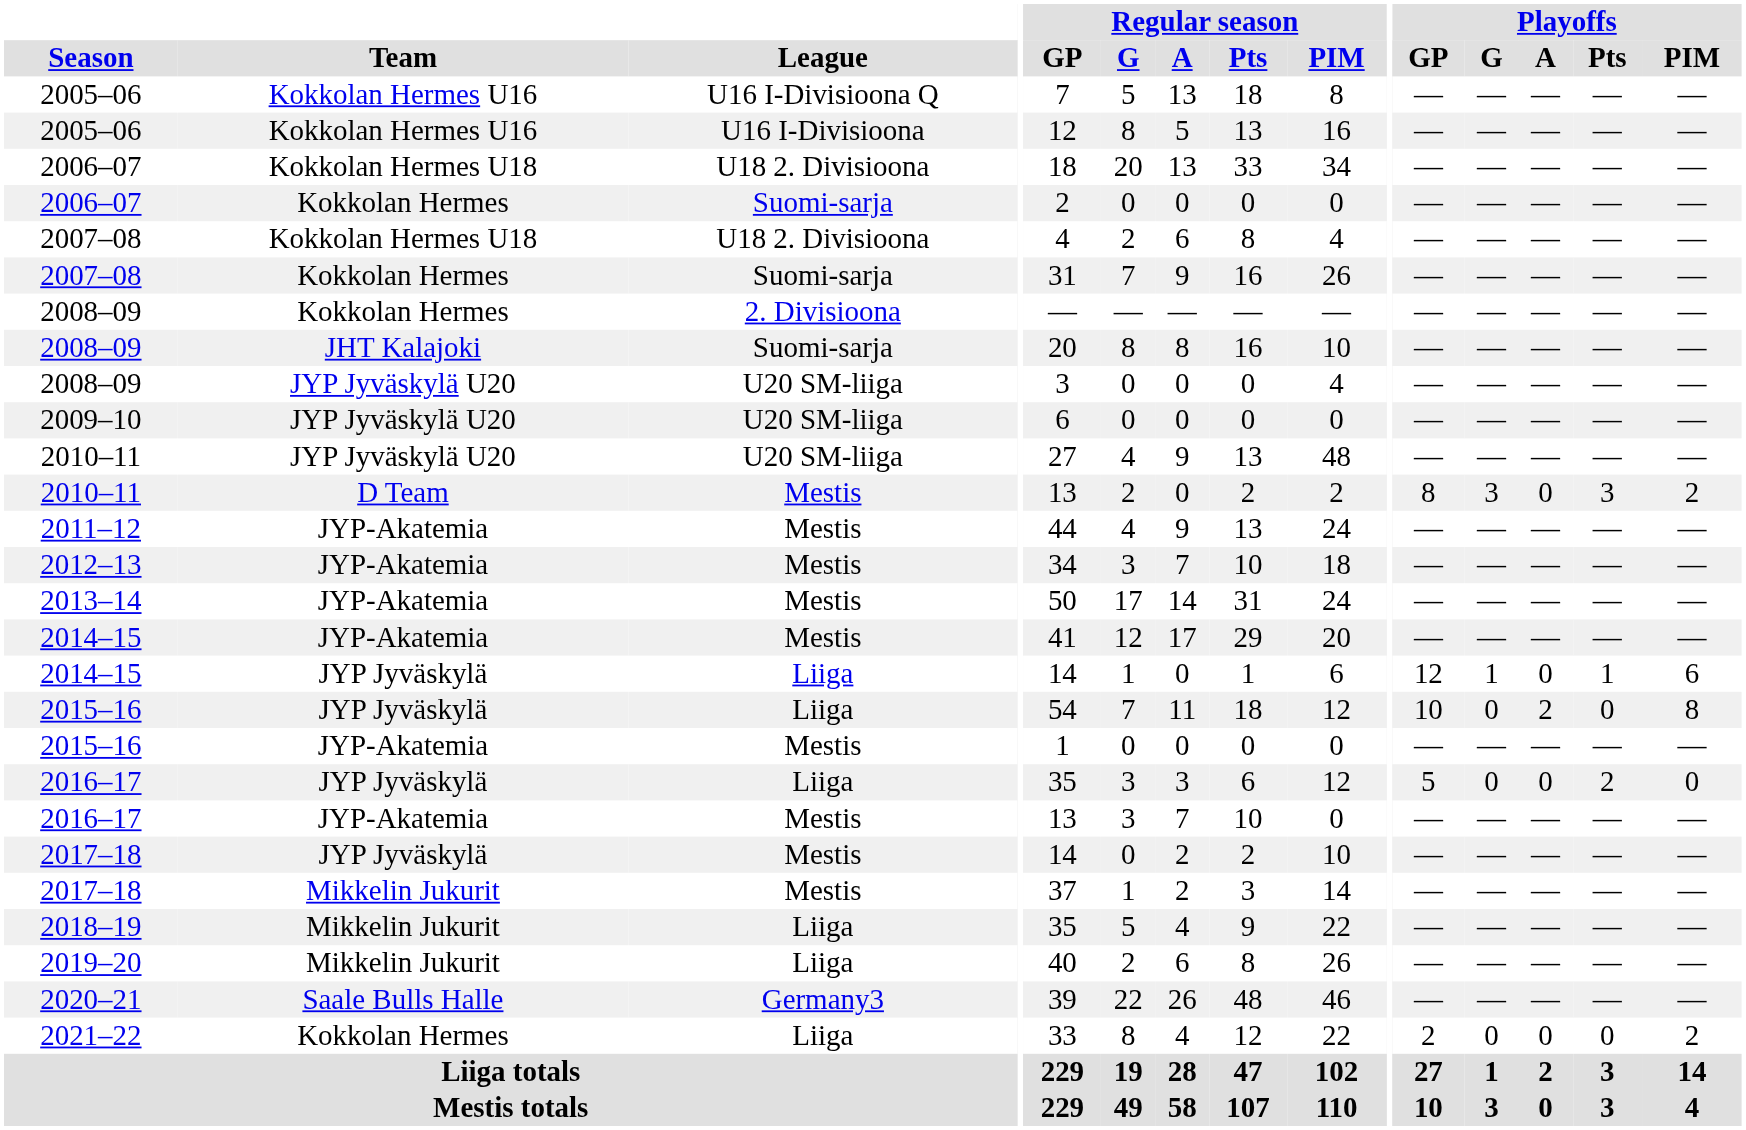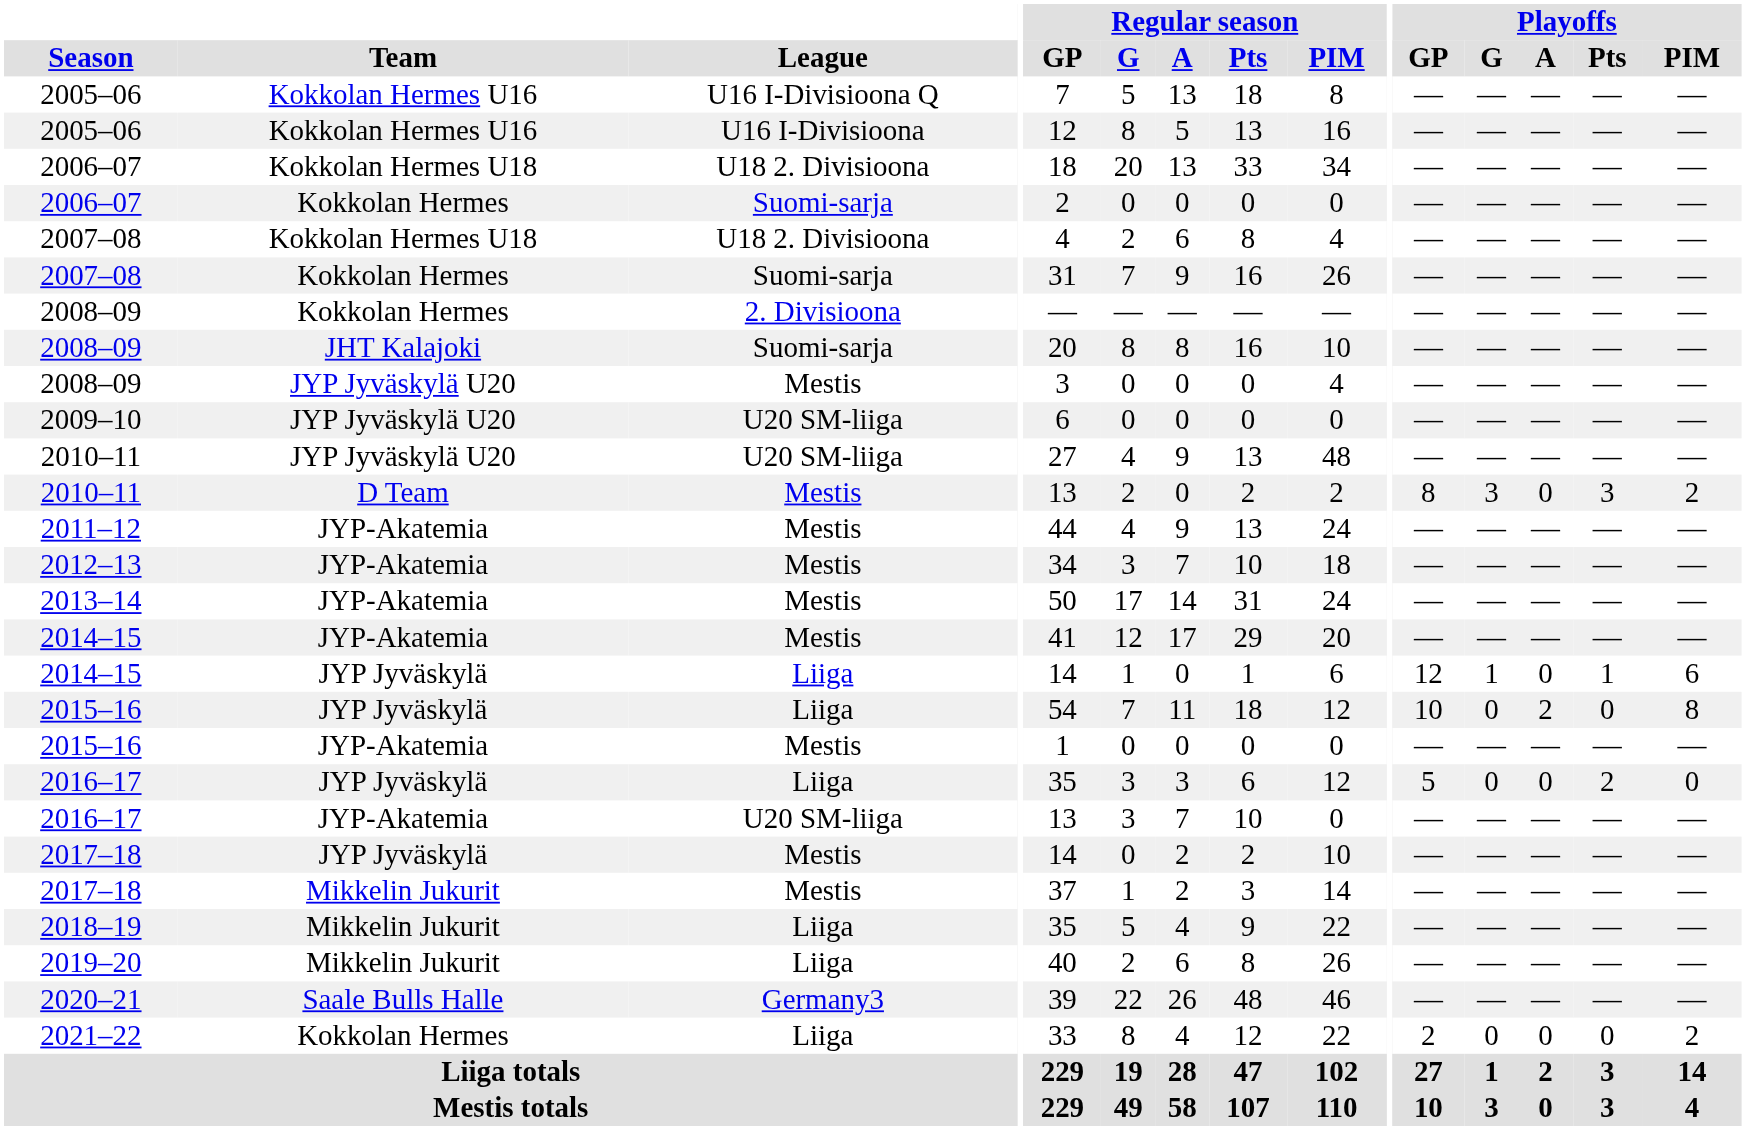(823, 383) U20 SM-liiga -> (823, 383) Mestis
(823, 818) Mestis -> (823, 818) U20 SM-liiga
